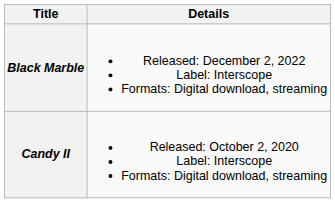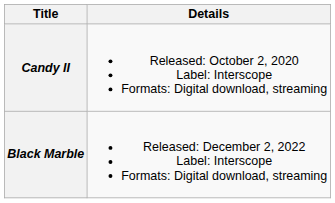rows swapped: (46, 154) <-> (46, 67)
